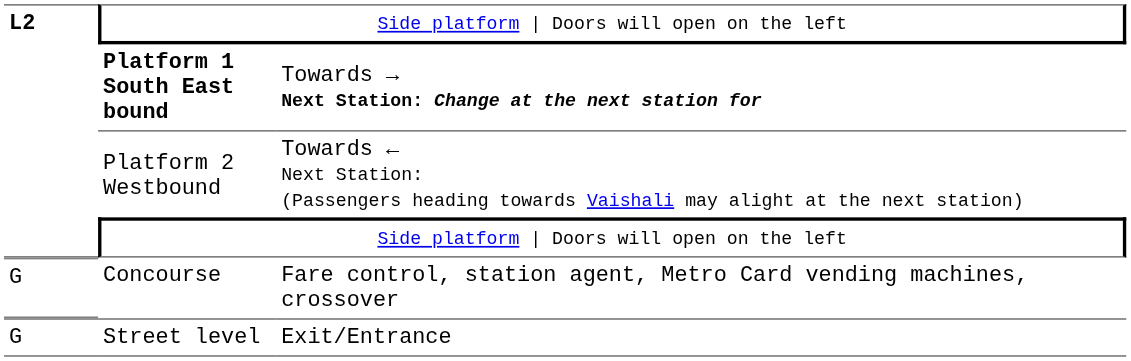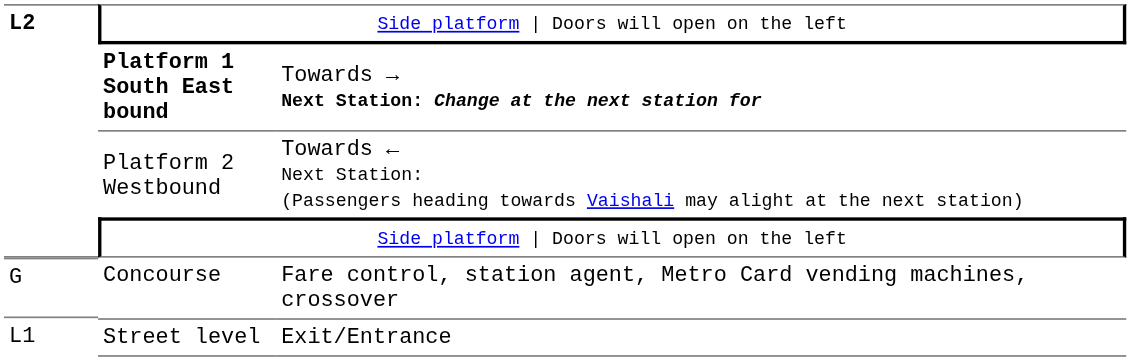(16, 337) G -> (22, 336) L1
